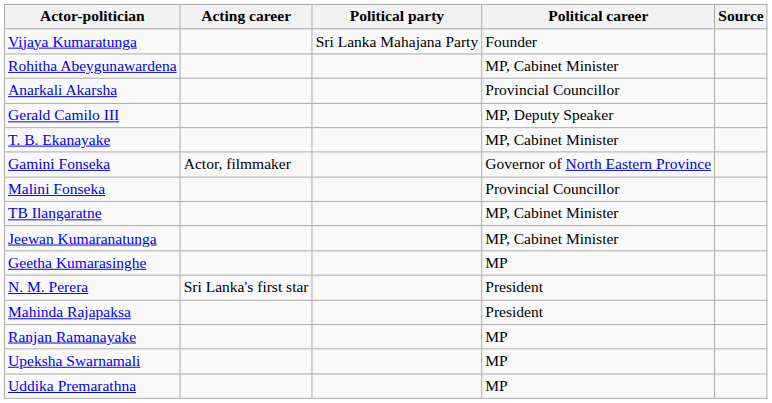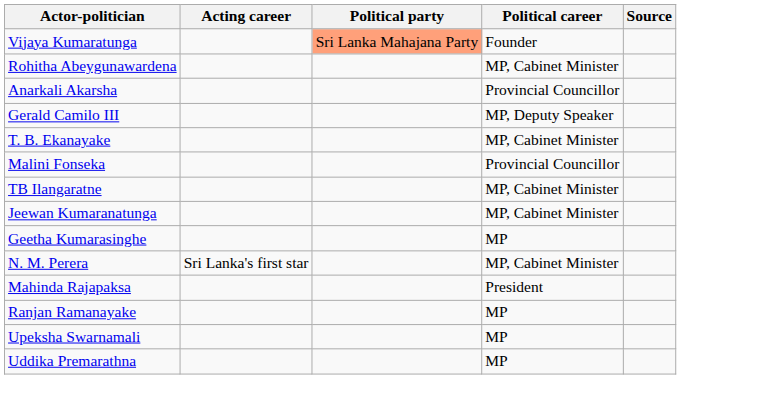(397, 41) no background -> (397, 41) lightsalmon background
- row: (59, 164)
(514, 287) President -> (552, 262) MP, Cabinet Minister
